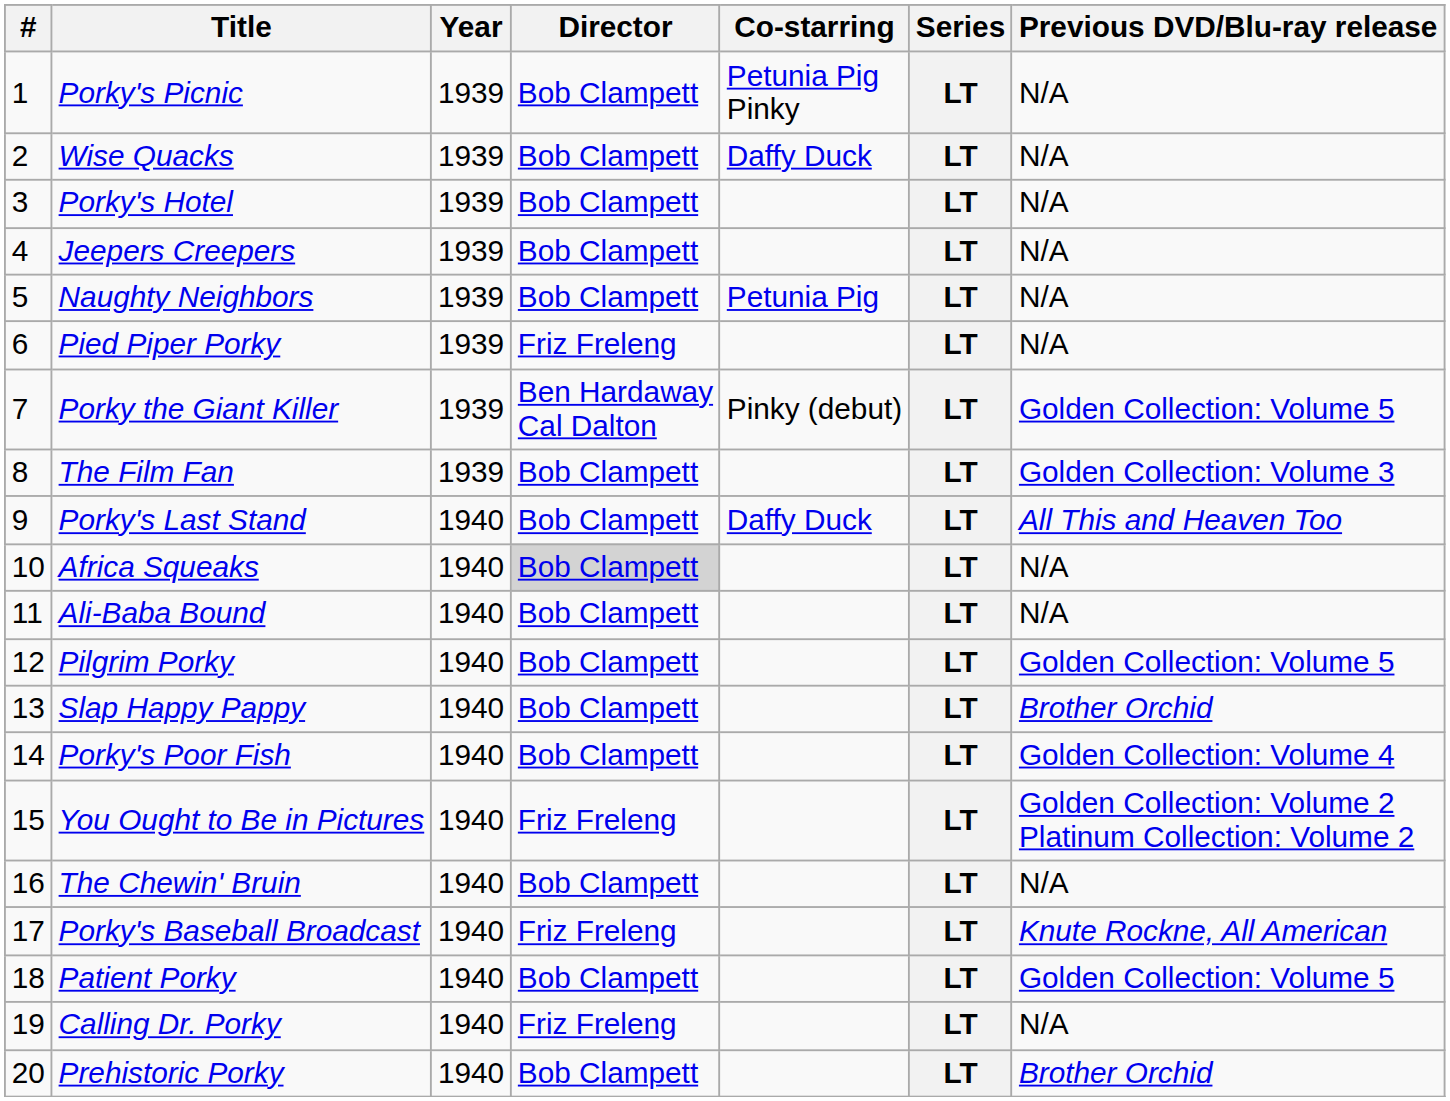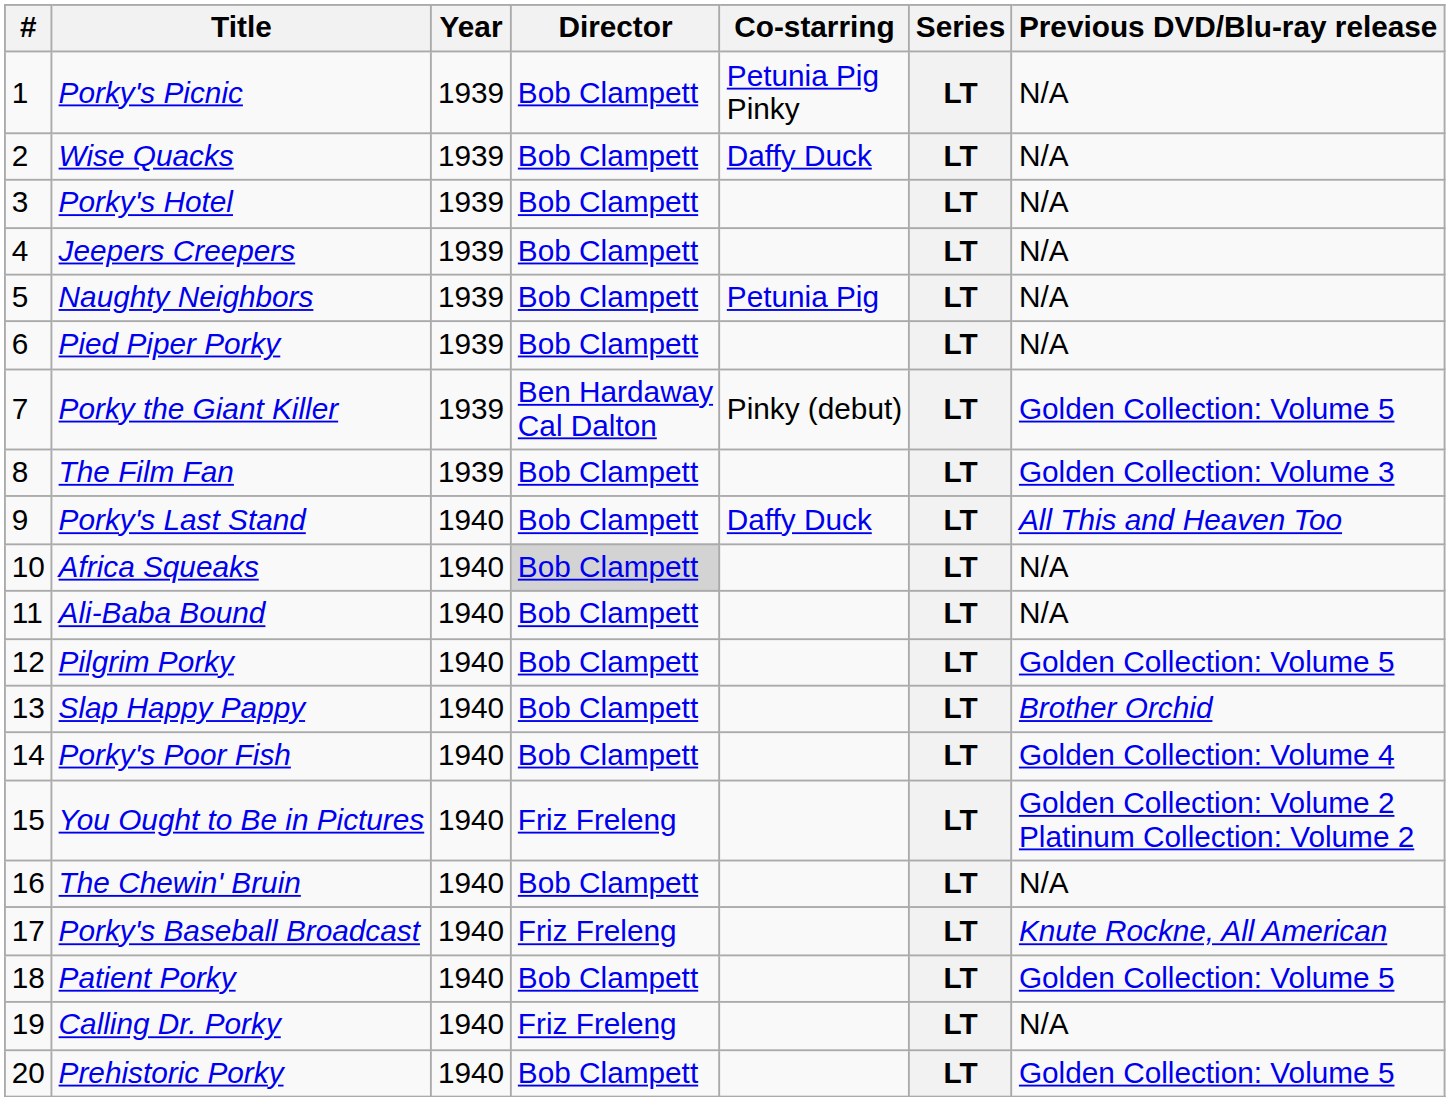(597, 344) Friz Freleng -> (608, 344) Bob Clampett
(1116, 1072) Brother Orchid -> (1207, 1072) Golden Collection: Volume 5
